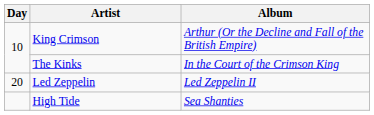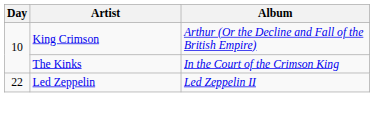(17, 82) 20 -> (17, 82) 22
- row: (56, 100)
